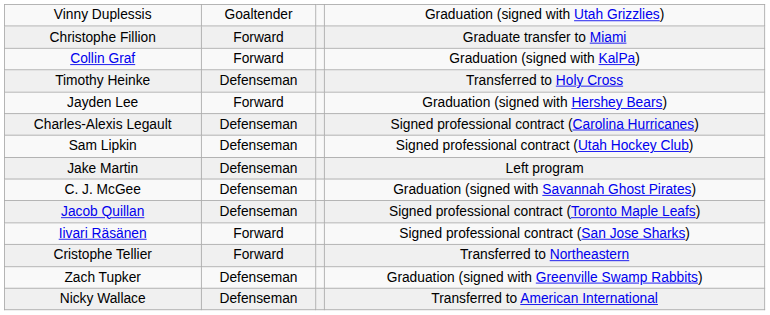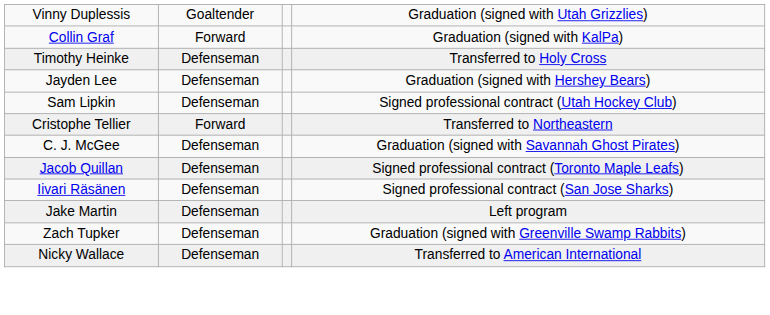- row: (103, 37)
(259, 102) Forward -> (220, 80) Defenseman
- row: (103, 124)
rows swapped: (103, 168) <-> (103, 255)
(259, 233) Forward -> (220, 189) Defenseman
